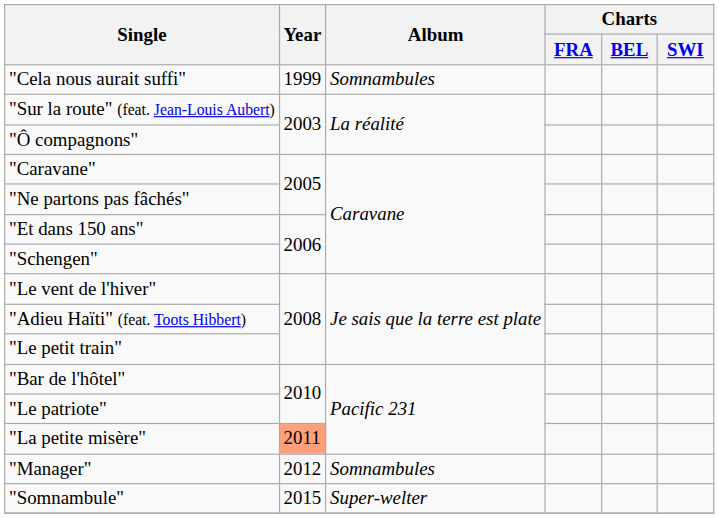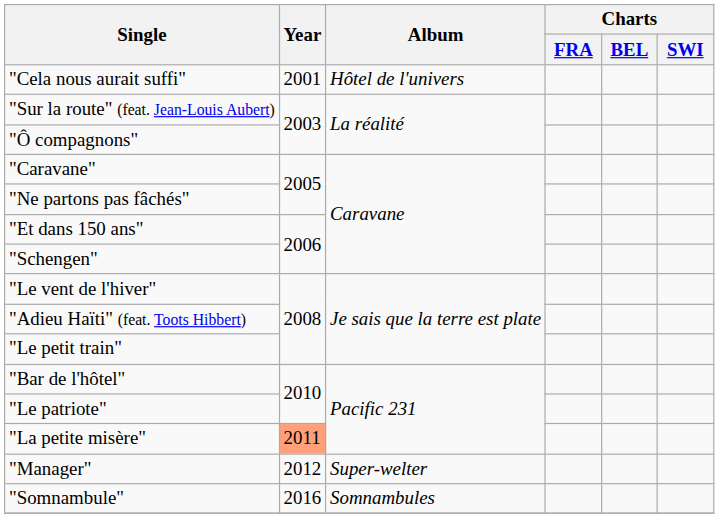(302, 79) 1999 -> (302, 79) 2001
(382, 79) Somnambules -> (397, 79) Hôtel de l'univers
(382, 468) Somnambules -> (379, 468) Super-welter
(302, 498) 2015 -> (302, 498) 2016
(379, 498) Super-welter -> (382, 498) Somnambules
